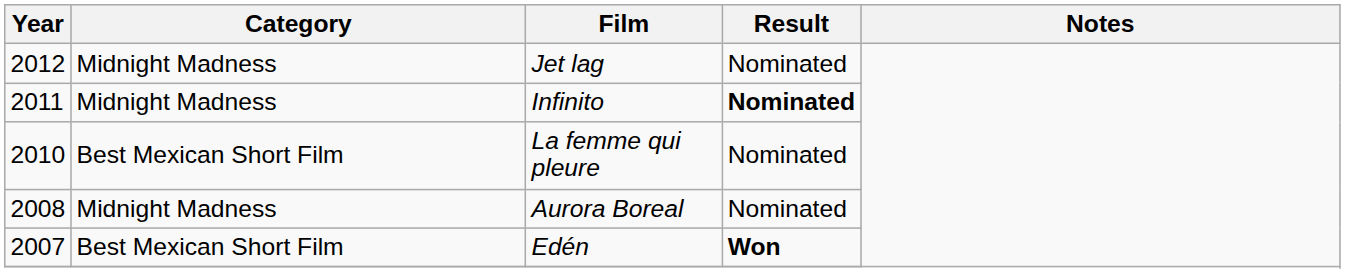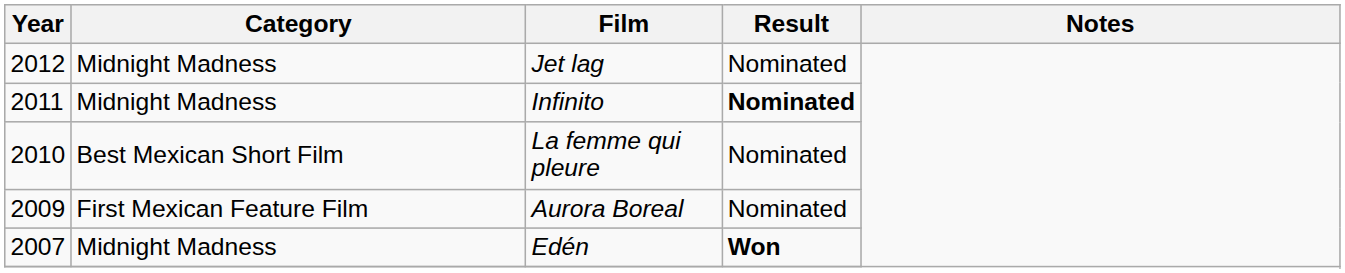(38, 208) 2008 -> (38, 208) 2009
(177, 208) Midnight Madness -> (222, 208) First Mexican Feature Film
(210, 247) Best Mexican Short Film -> (177, 247) Midnight Madness
